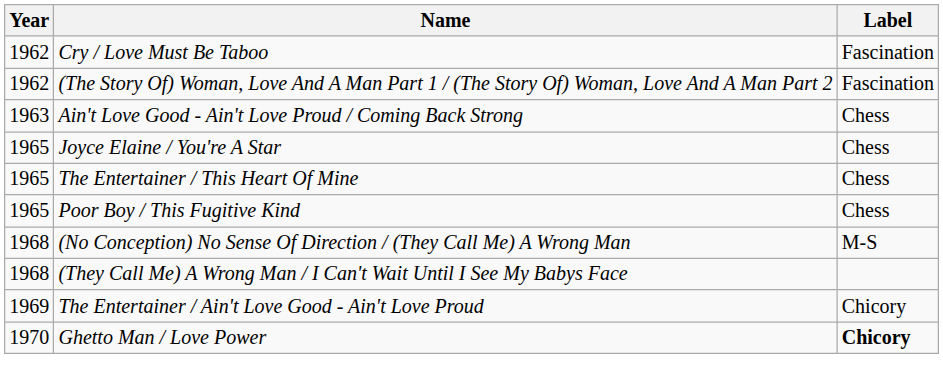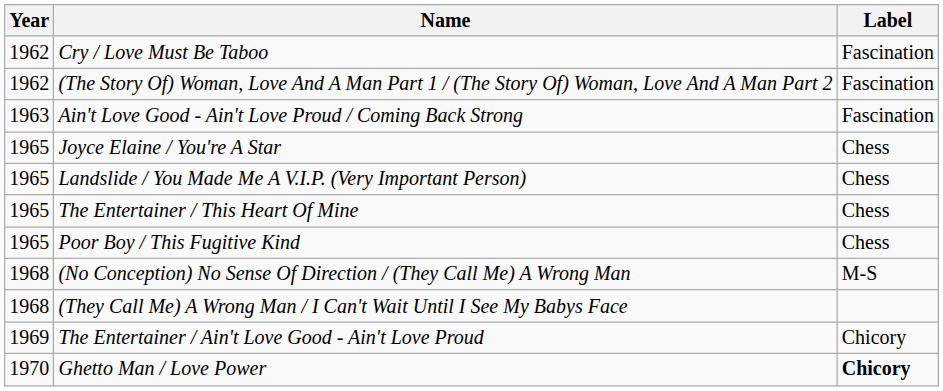(866, 115) Chess -> (888, 115) Fascination
+ row: (292, 178)
